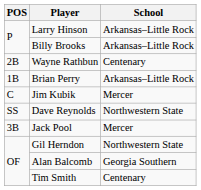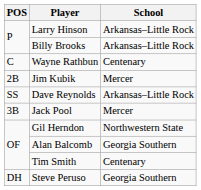(13, 62) 2B -> (10, 62) C
- row: (56, 78)
(10, 95) C -> (13, 78) 2B
(143, 111) Northwestern State -> (148, 95) Arkansas–Little Rock
+ row: (59, 177)
